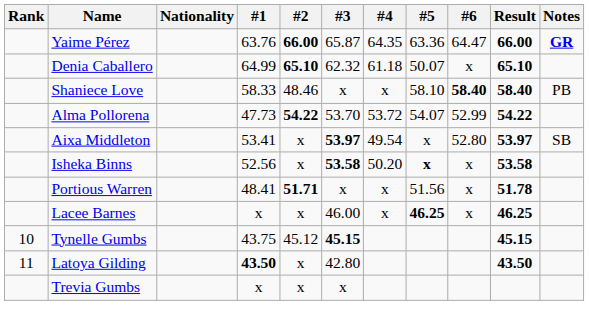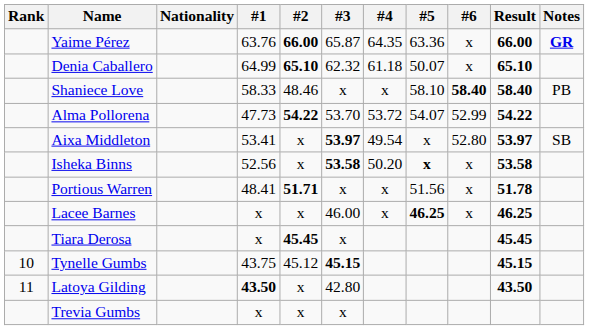(469, 41) 64.47 -> (469, 41) x
+ row: (91, 238)
